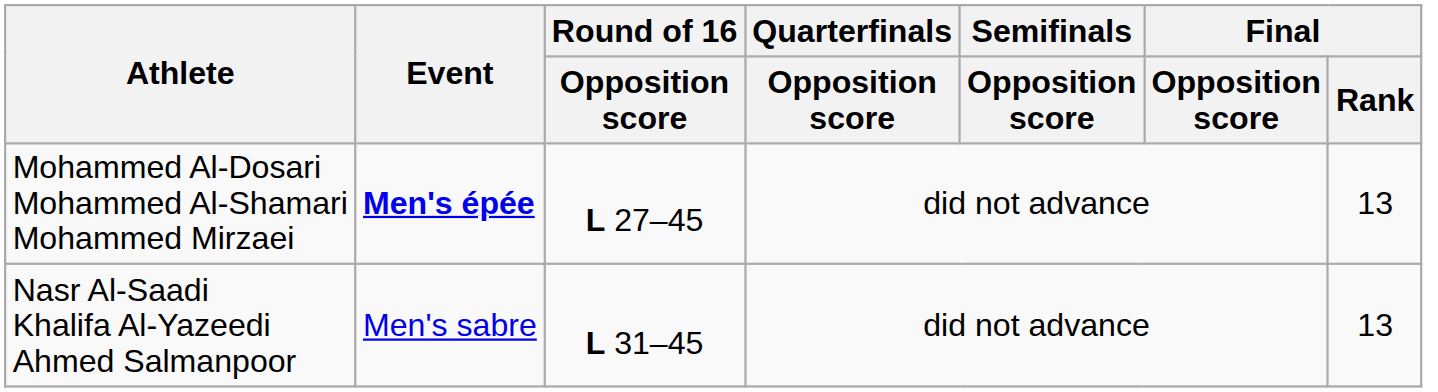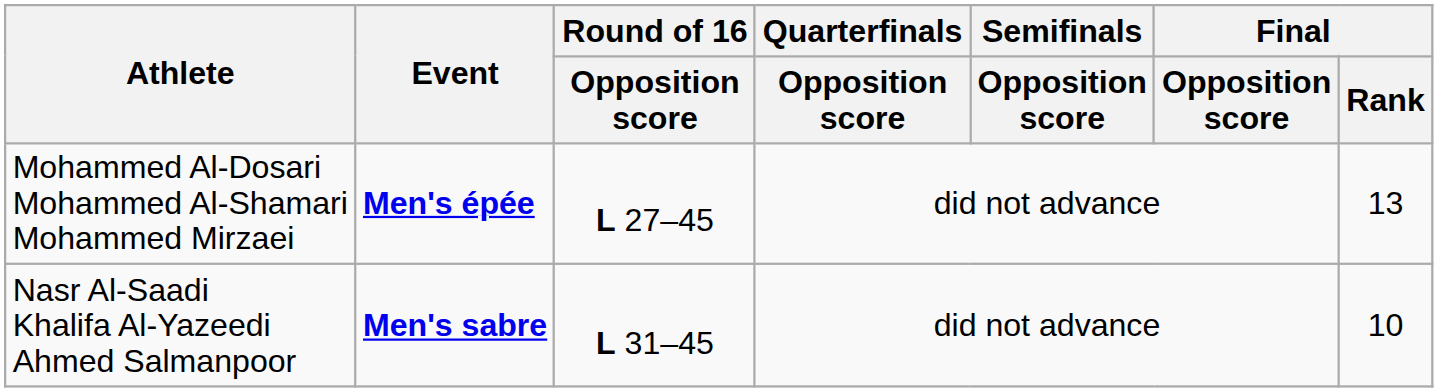(450, 326) normal -> (455, 326) bold
(1375, 326) 13 -> (1386, 326) 10
